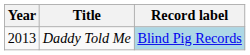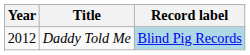(22, 38) 2013 -> (22, 38) 2012
